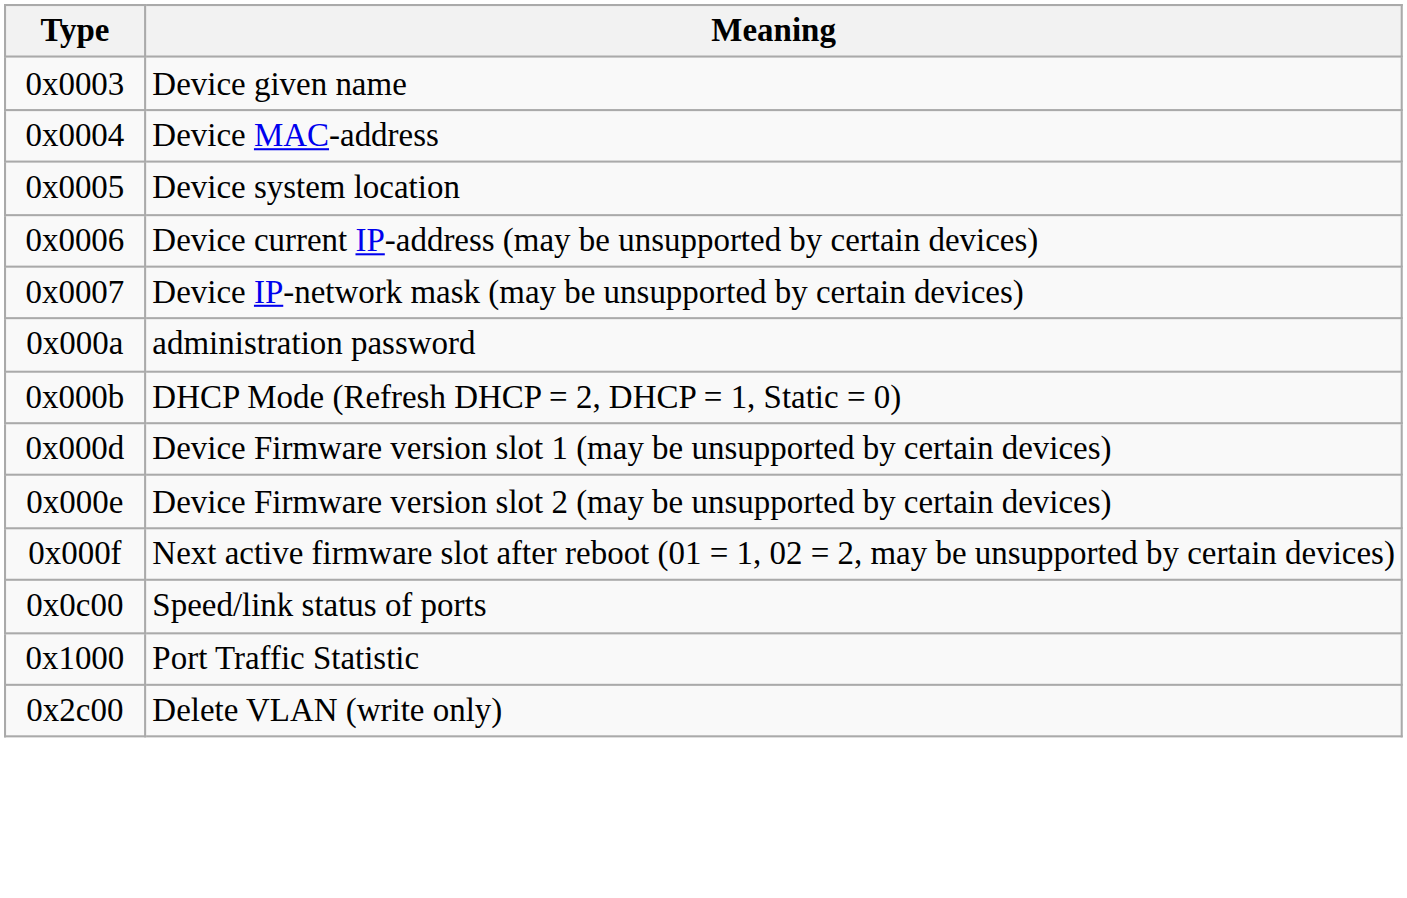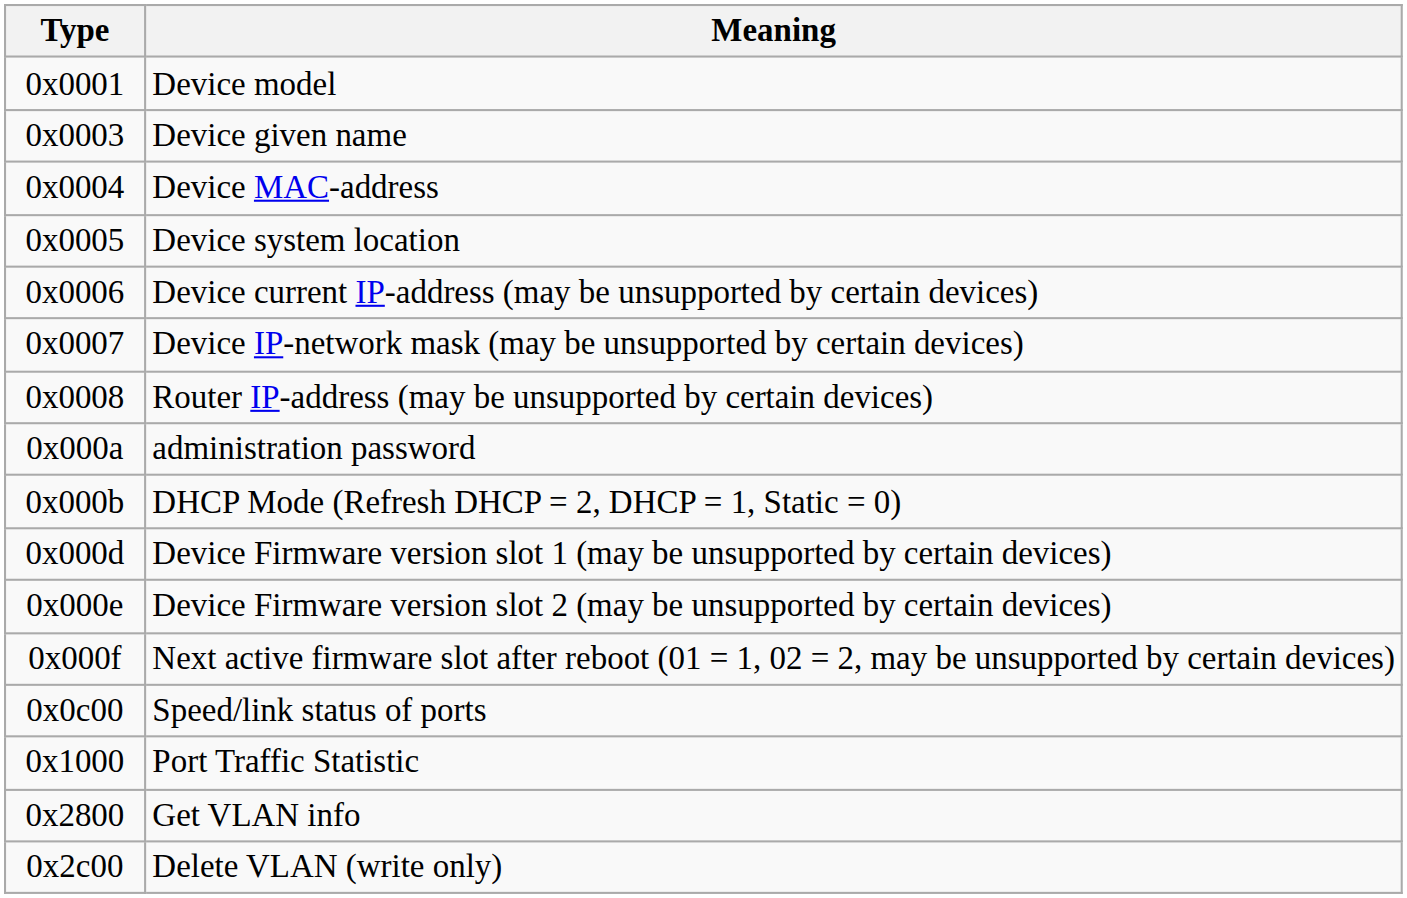+ row: (244, 82)
+ row: (543, 396)
+ row: (256, 814)
